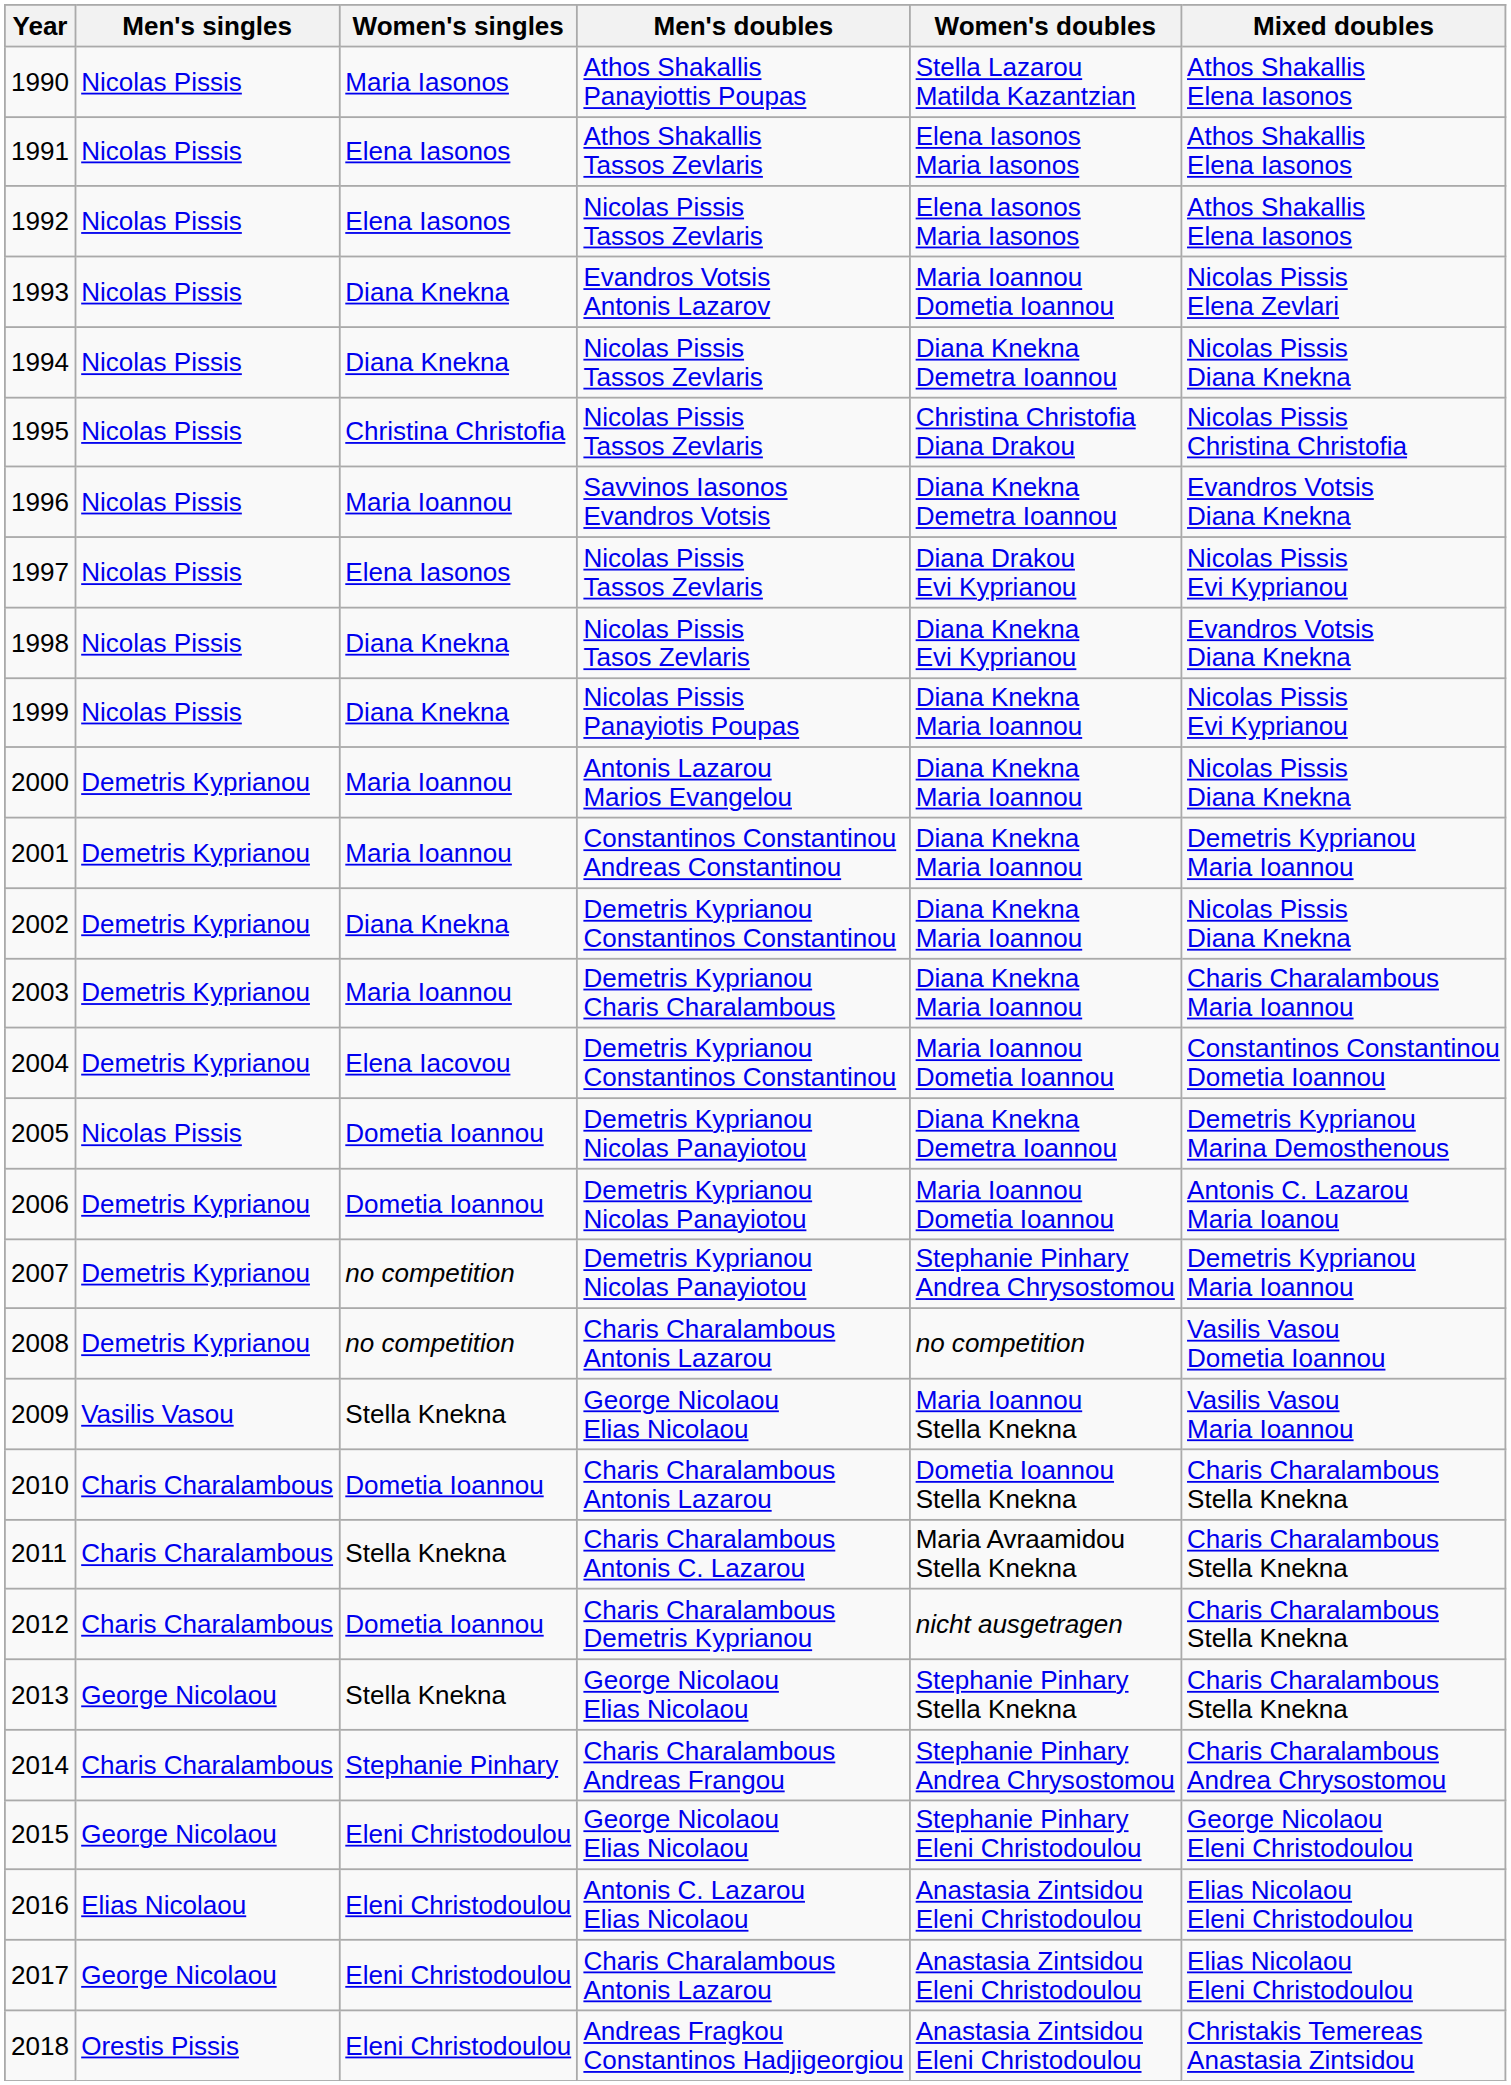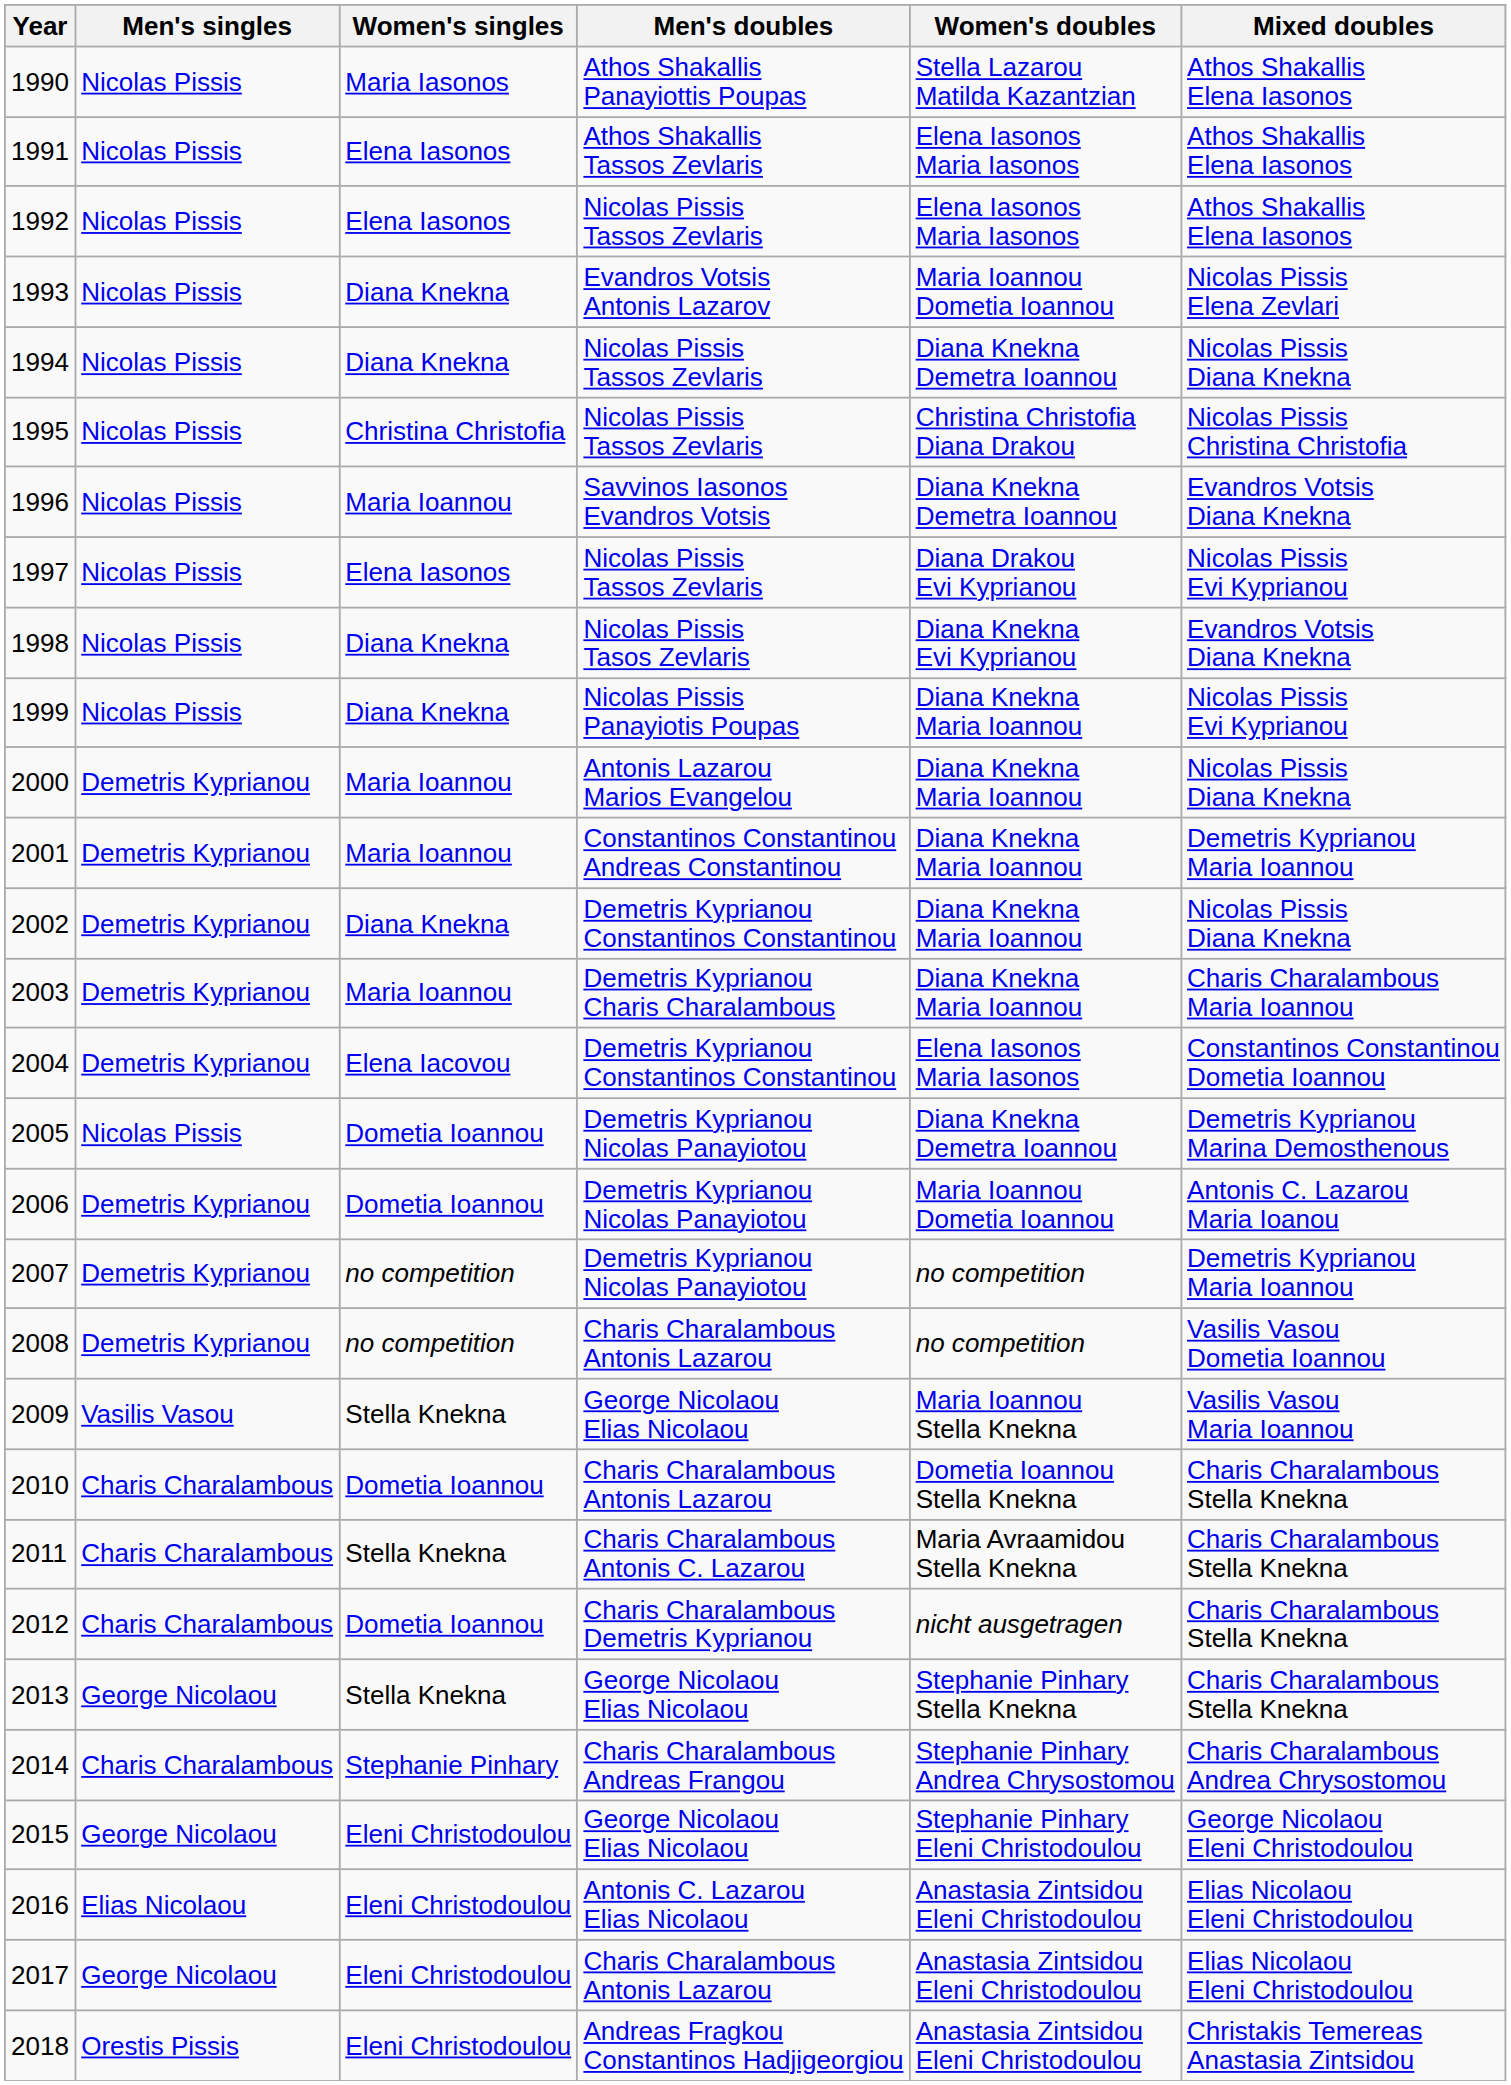(1015, 1063) Maria Ioannou Dometia Ioannou -> (998, 1063) Elena Iasonos Maria Iasonos
(1045, 1274) Stephanie Pinhary Andrea Chrysostomou -> (1000, 1274) no competition
